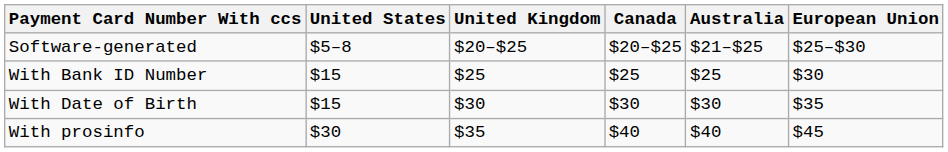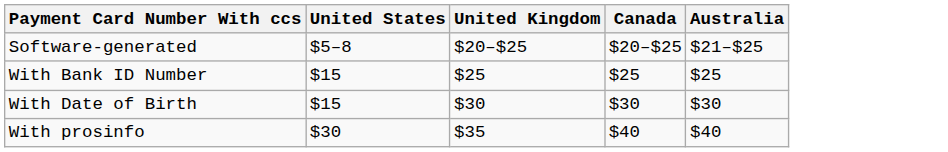- column: (866, 19)
